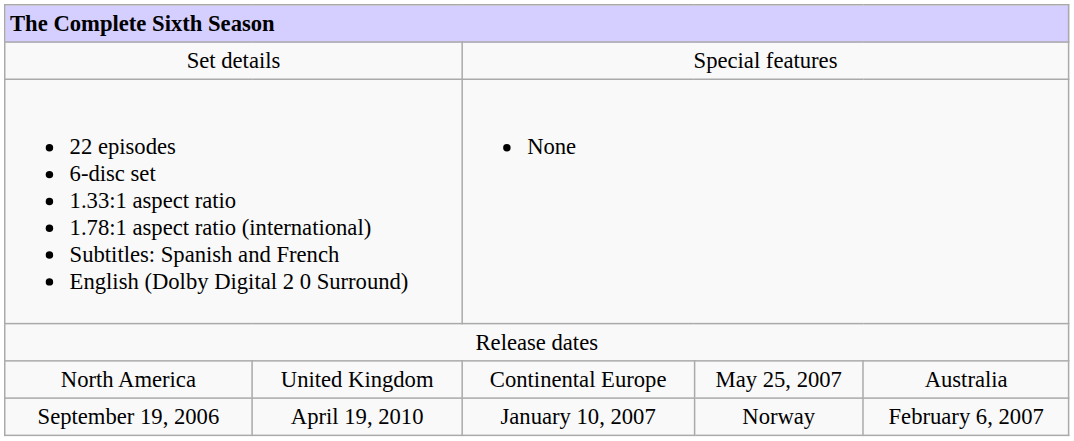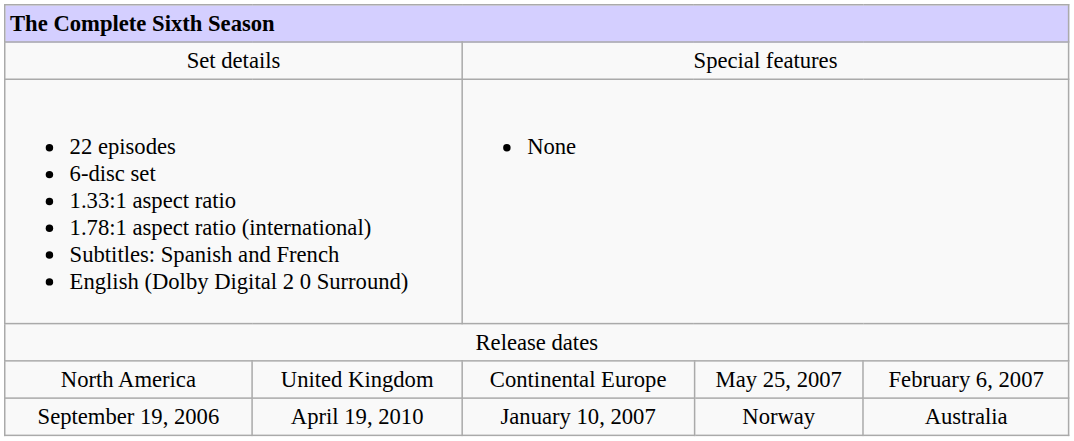(966, 378) Australia -> (966, 378) February 6, 2007
(966, 416) February 6, 2007 -> (966, 416) Australia
